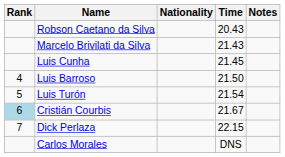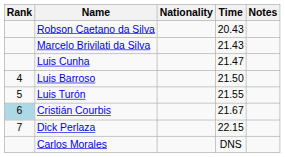(231, 62) 21.45 -> (231, 62) 21.47
(231, 95) 21.54 -> (231, 95) 21.55
